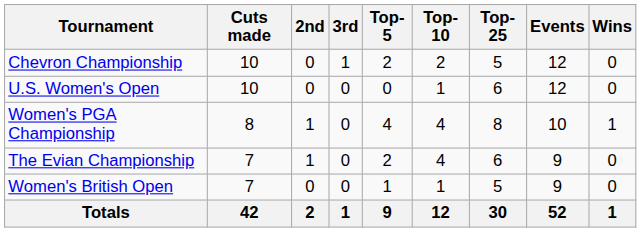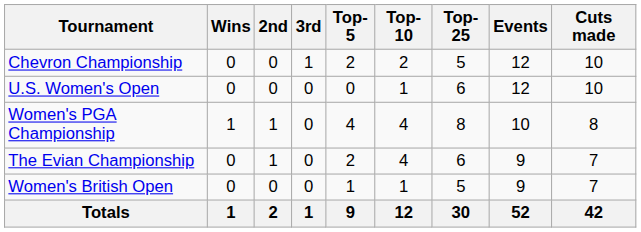columns swapped: (612, 27) <-> (249, 27)
